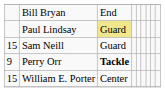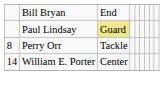- row: (43, 45)
(9, 62) 9 -> (9, 45) 8
(114, 62) bold -> (114, 45) normal
(12, 78) 15 -> (12, 62) 14
